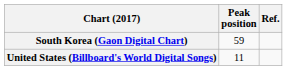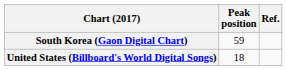(239, 57) 11 -> (239, 57) 18
